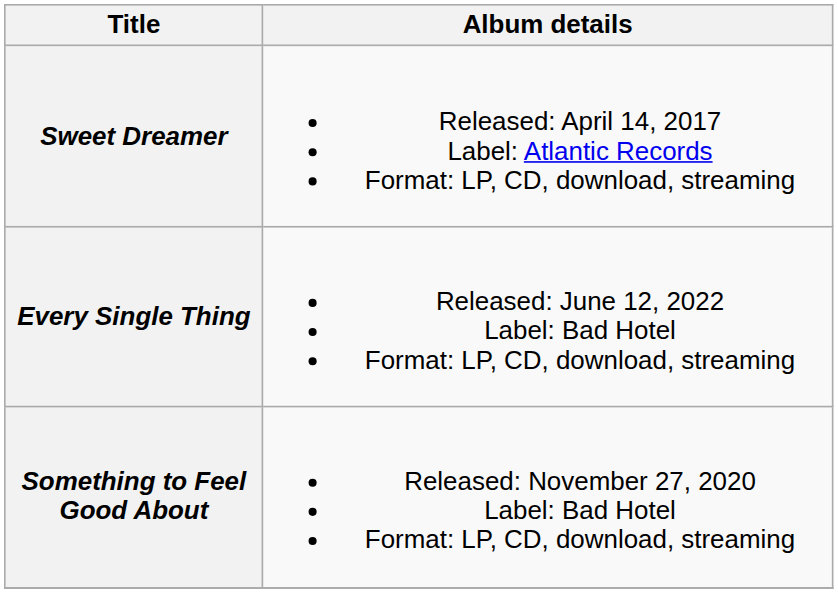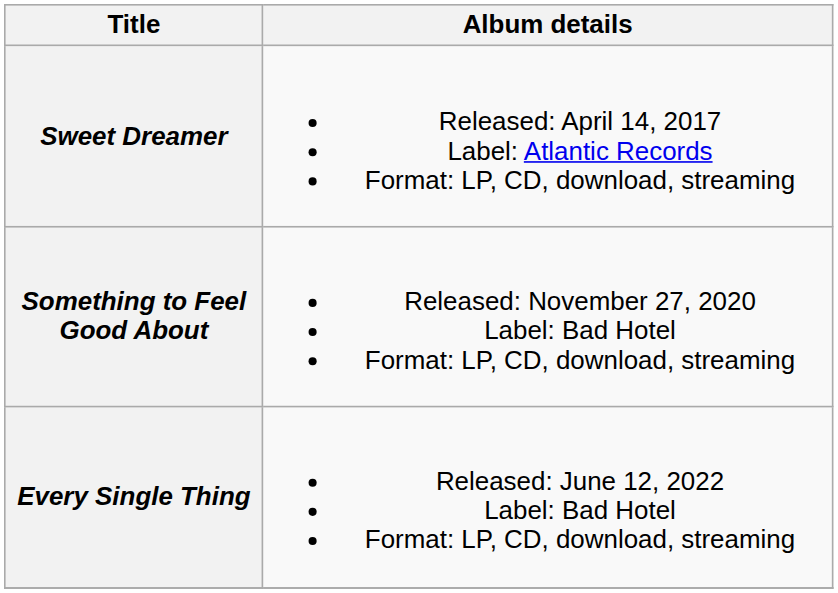rows swapped: (134, 496) <-> (134, 316)
